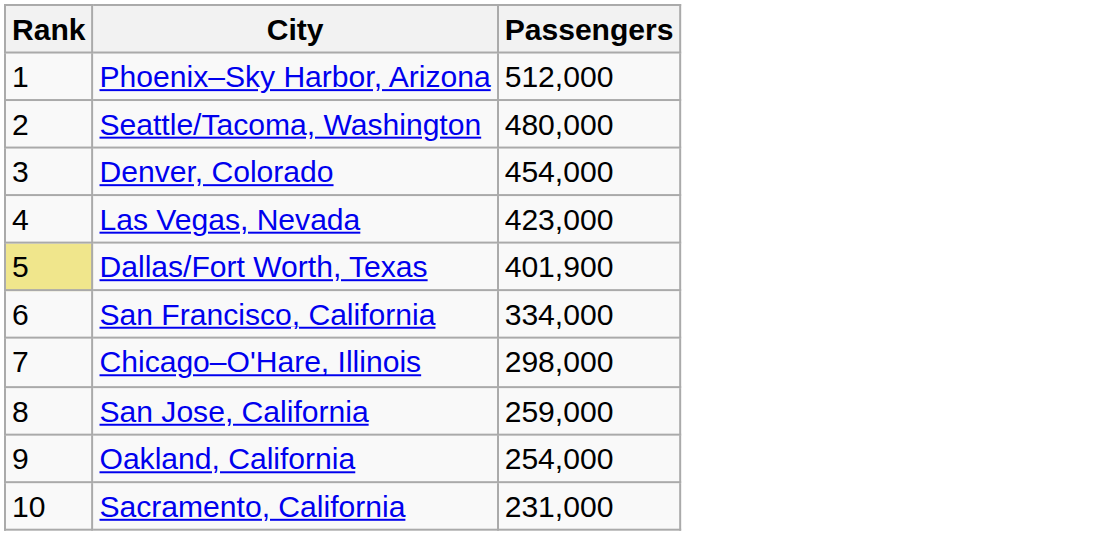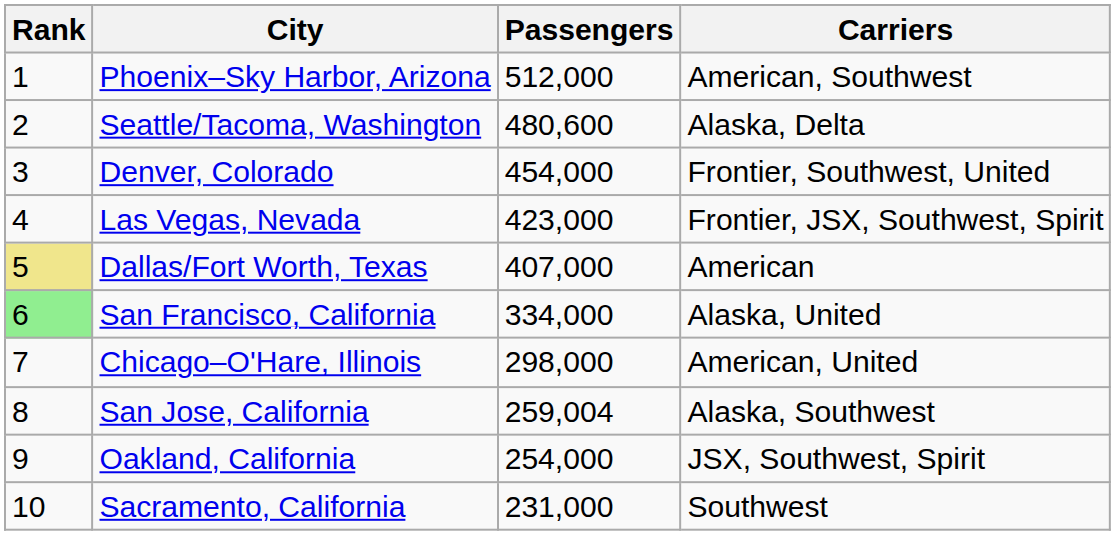+ column: (896, 29)
(559, 124) 480,000 -> (559, 124) 480,600
(559, 267) 401,900 -> (559, 267) 407,000
(20, 315) no background -> (20, 315) lightgreen background
(559, 410) 259,000 -> (559, 410) 259,004
